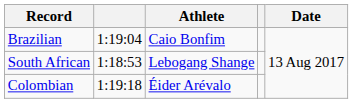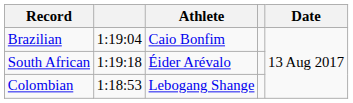(119, 62) 1:18:53 -> (119, 62) 1:19:18
(202, 62) Lebogang Shange -> (190, 62) Éider Arévalo
(119, 86) 1:19:18 -> (119, 86) 1:18:53
(190, 86) Éider Arévalo -> (202, 86) Lebogang Shange
